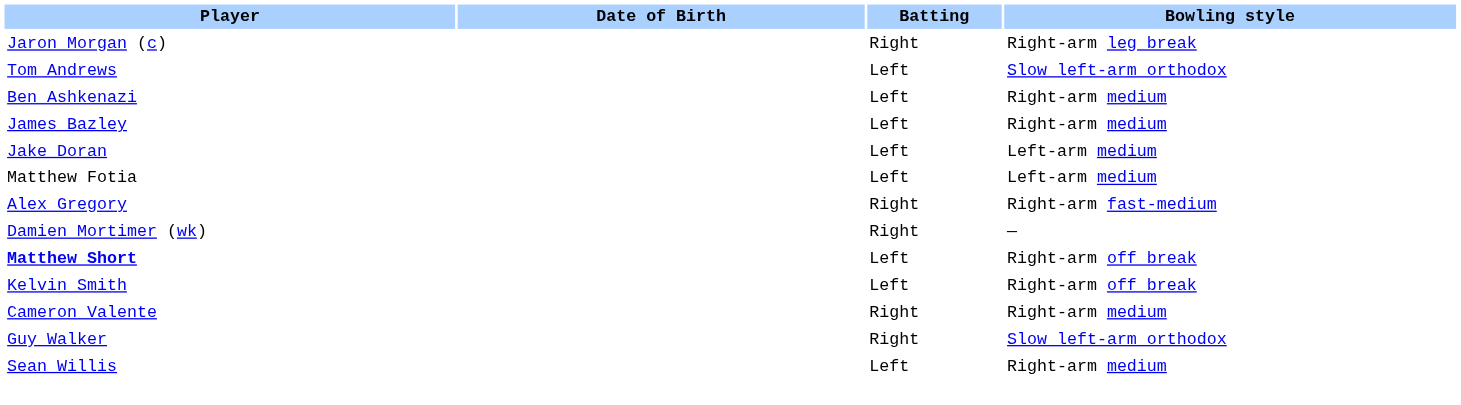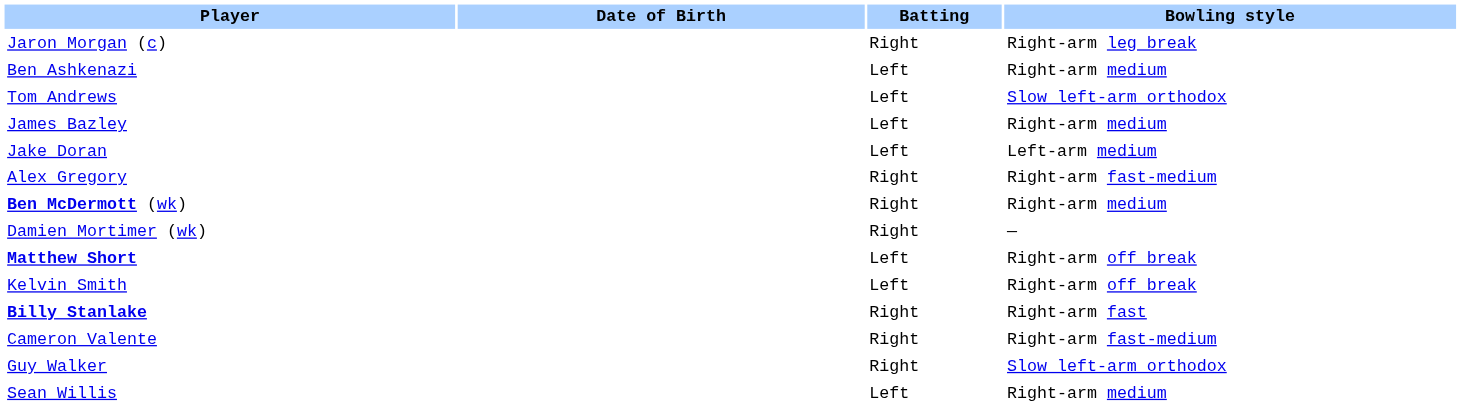rows swapped: (62, 70) <-> (72, 97)
- row: (72, 178)
+ row: (97, 205)
+ row: (77, 312)
(1087, 312) Right-arm medium -> (1112, 339) Right-arm fast-medium
